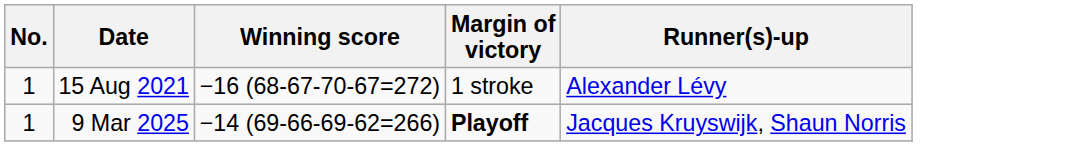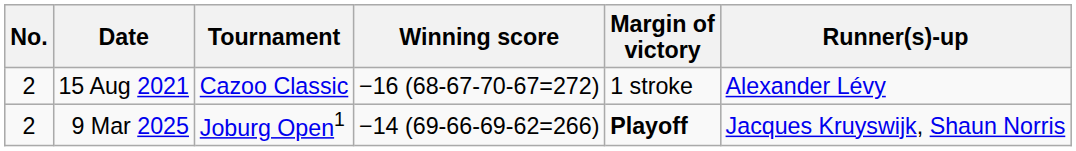+ column: (274, 36)
(29, 86) 1 -> (29, 86) 2
(29, 123) 1 -> (29, 125) 2
